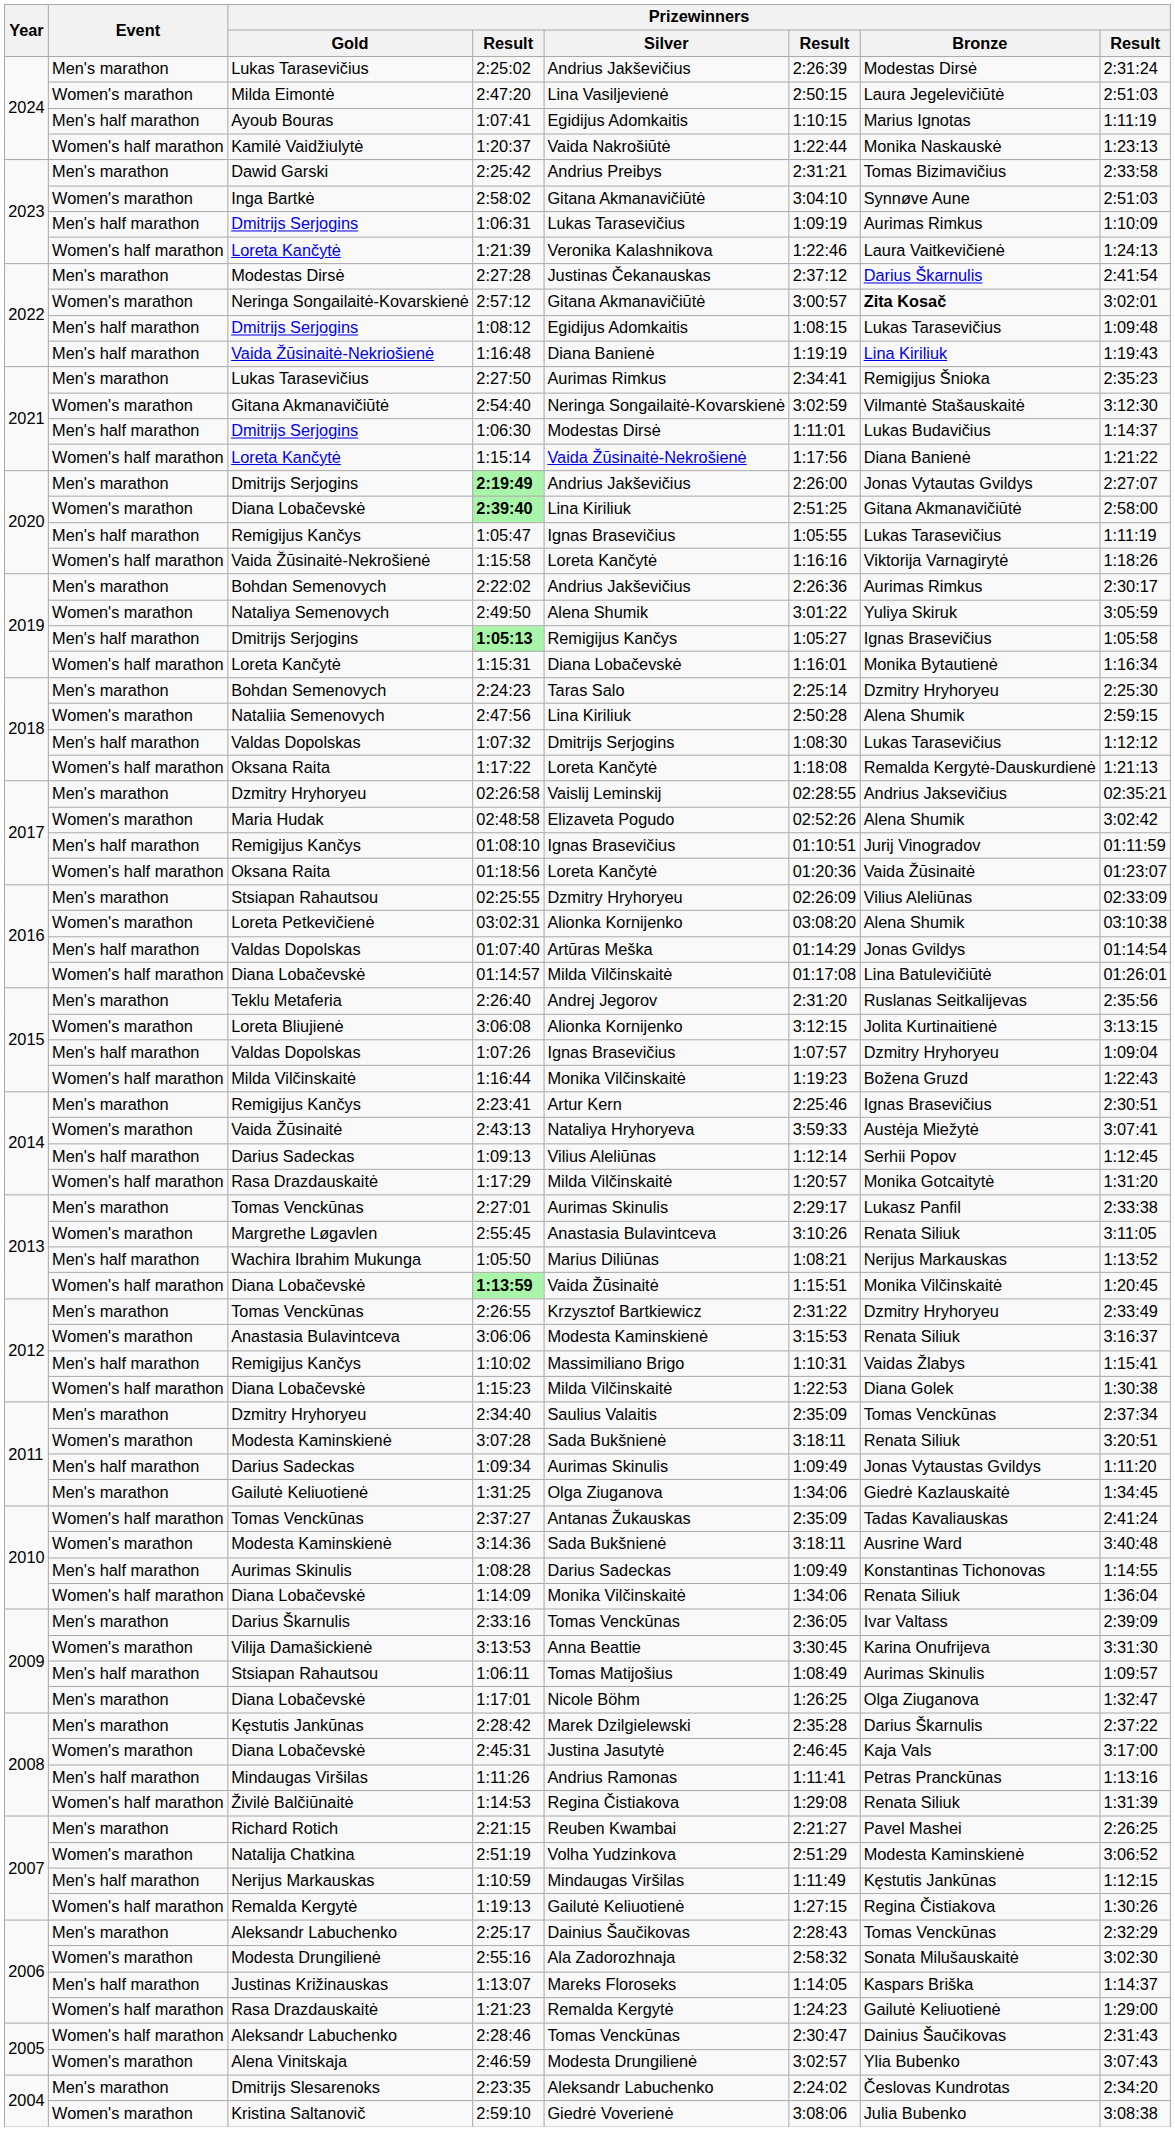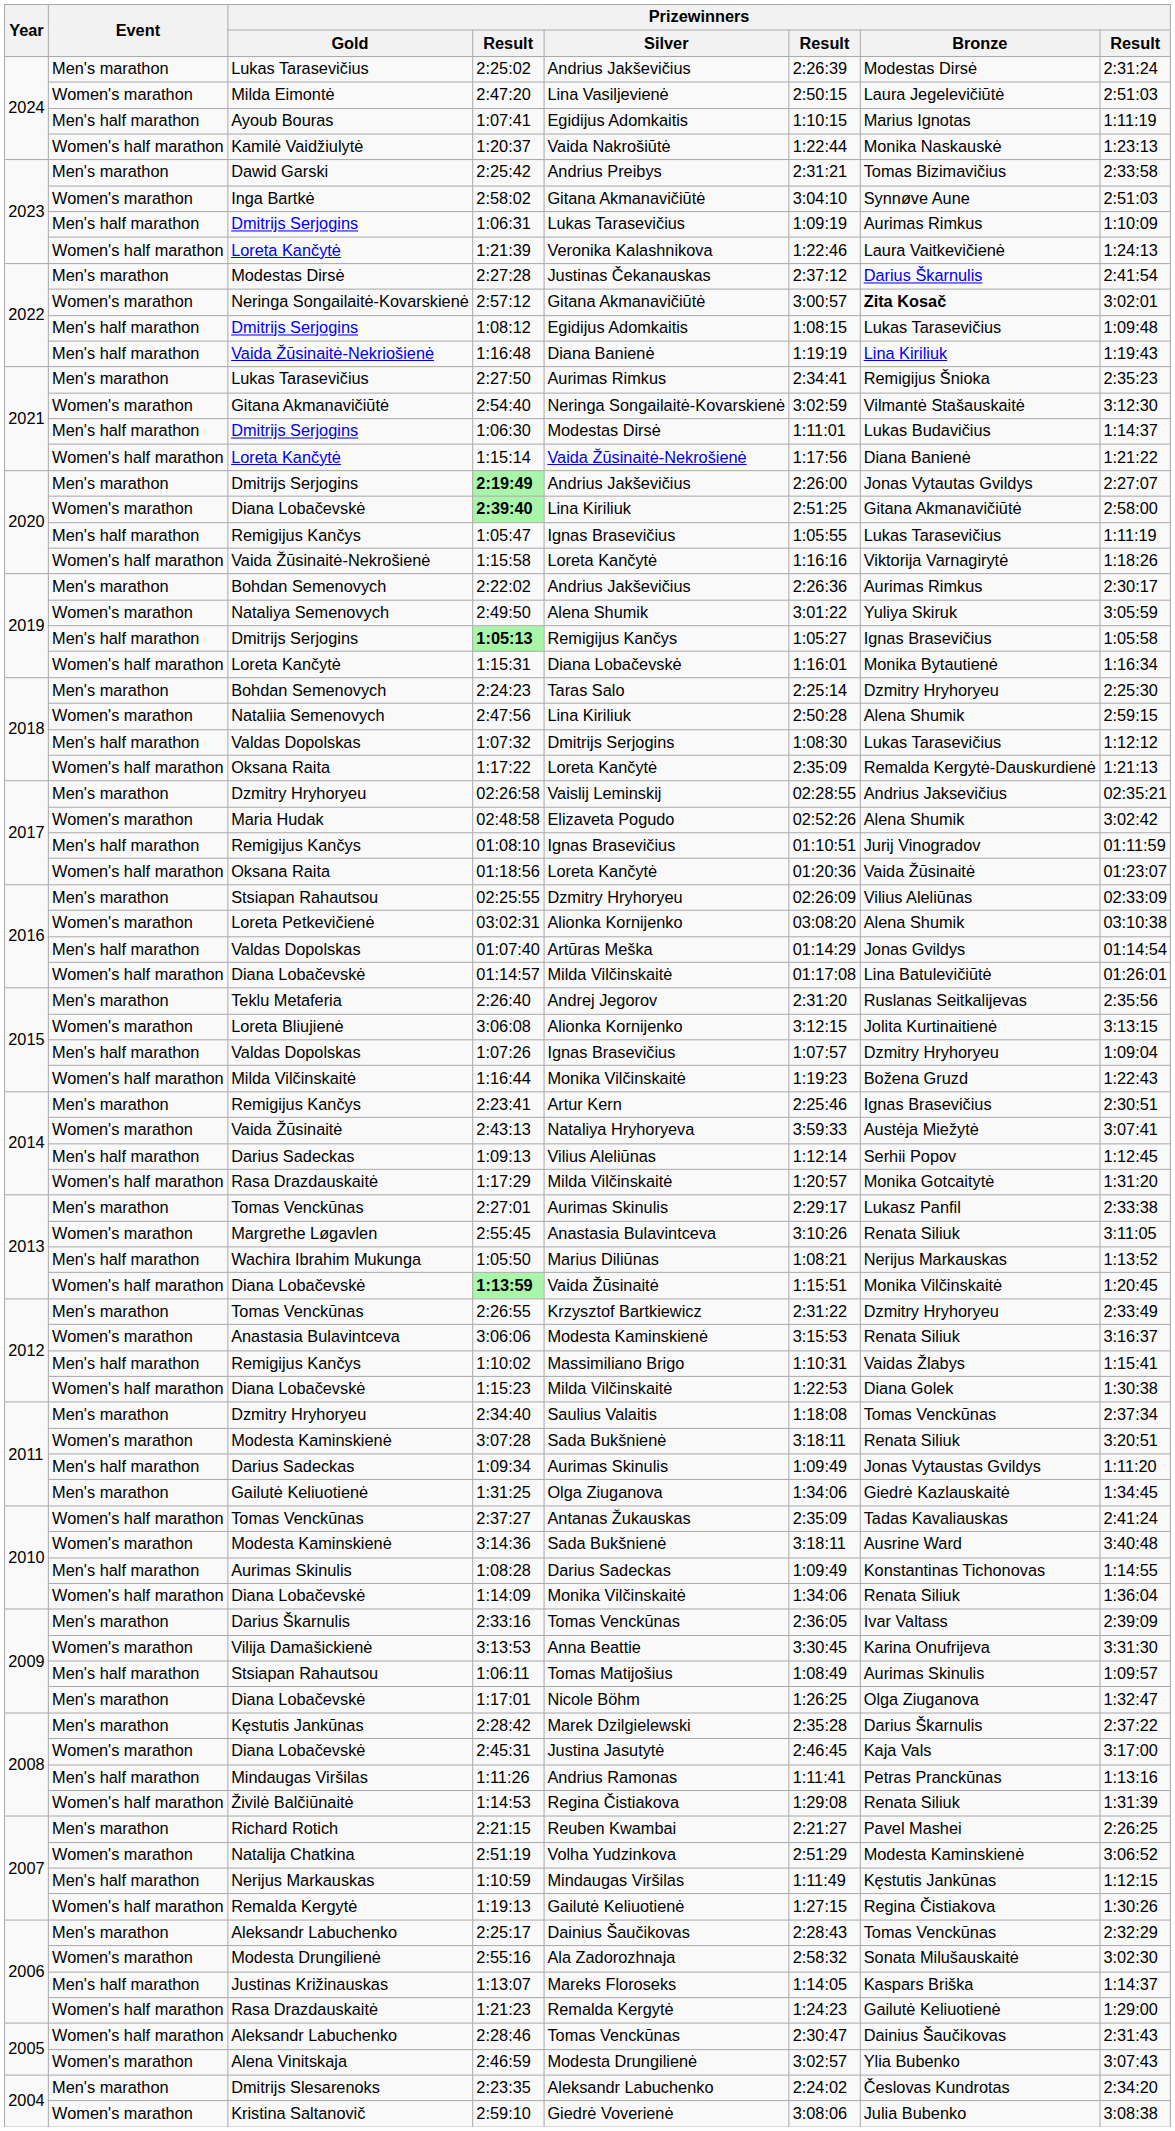(820, 768) 1:18:08 -> (820, 768) 2:35:09
(820, 1415) 2:35:09 -> (820, 1415) 1:18:08
